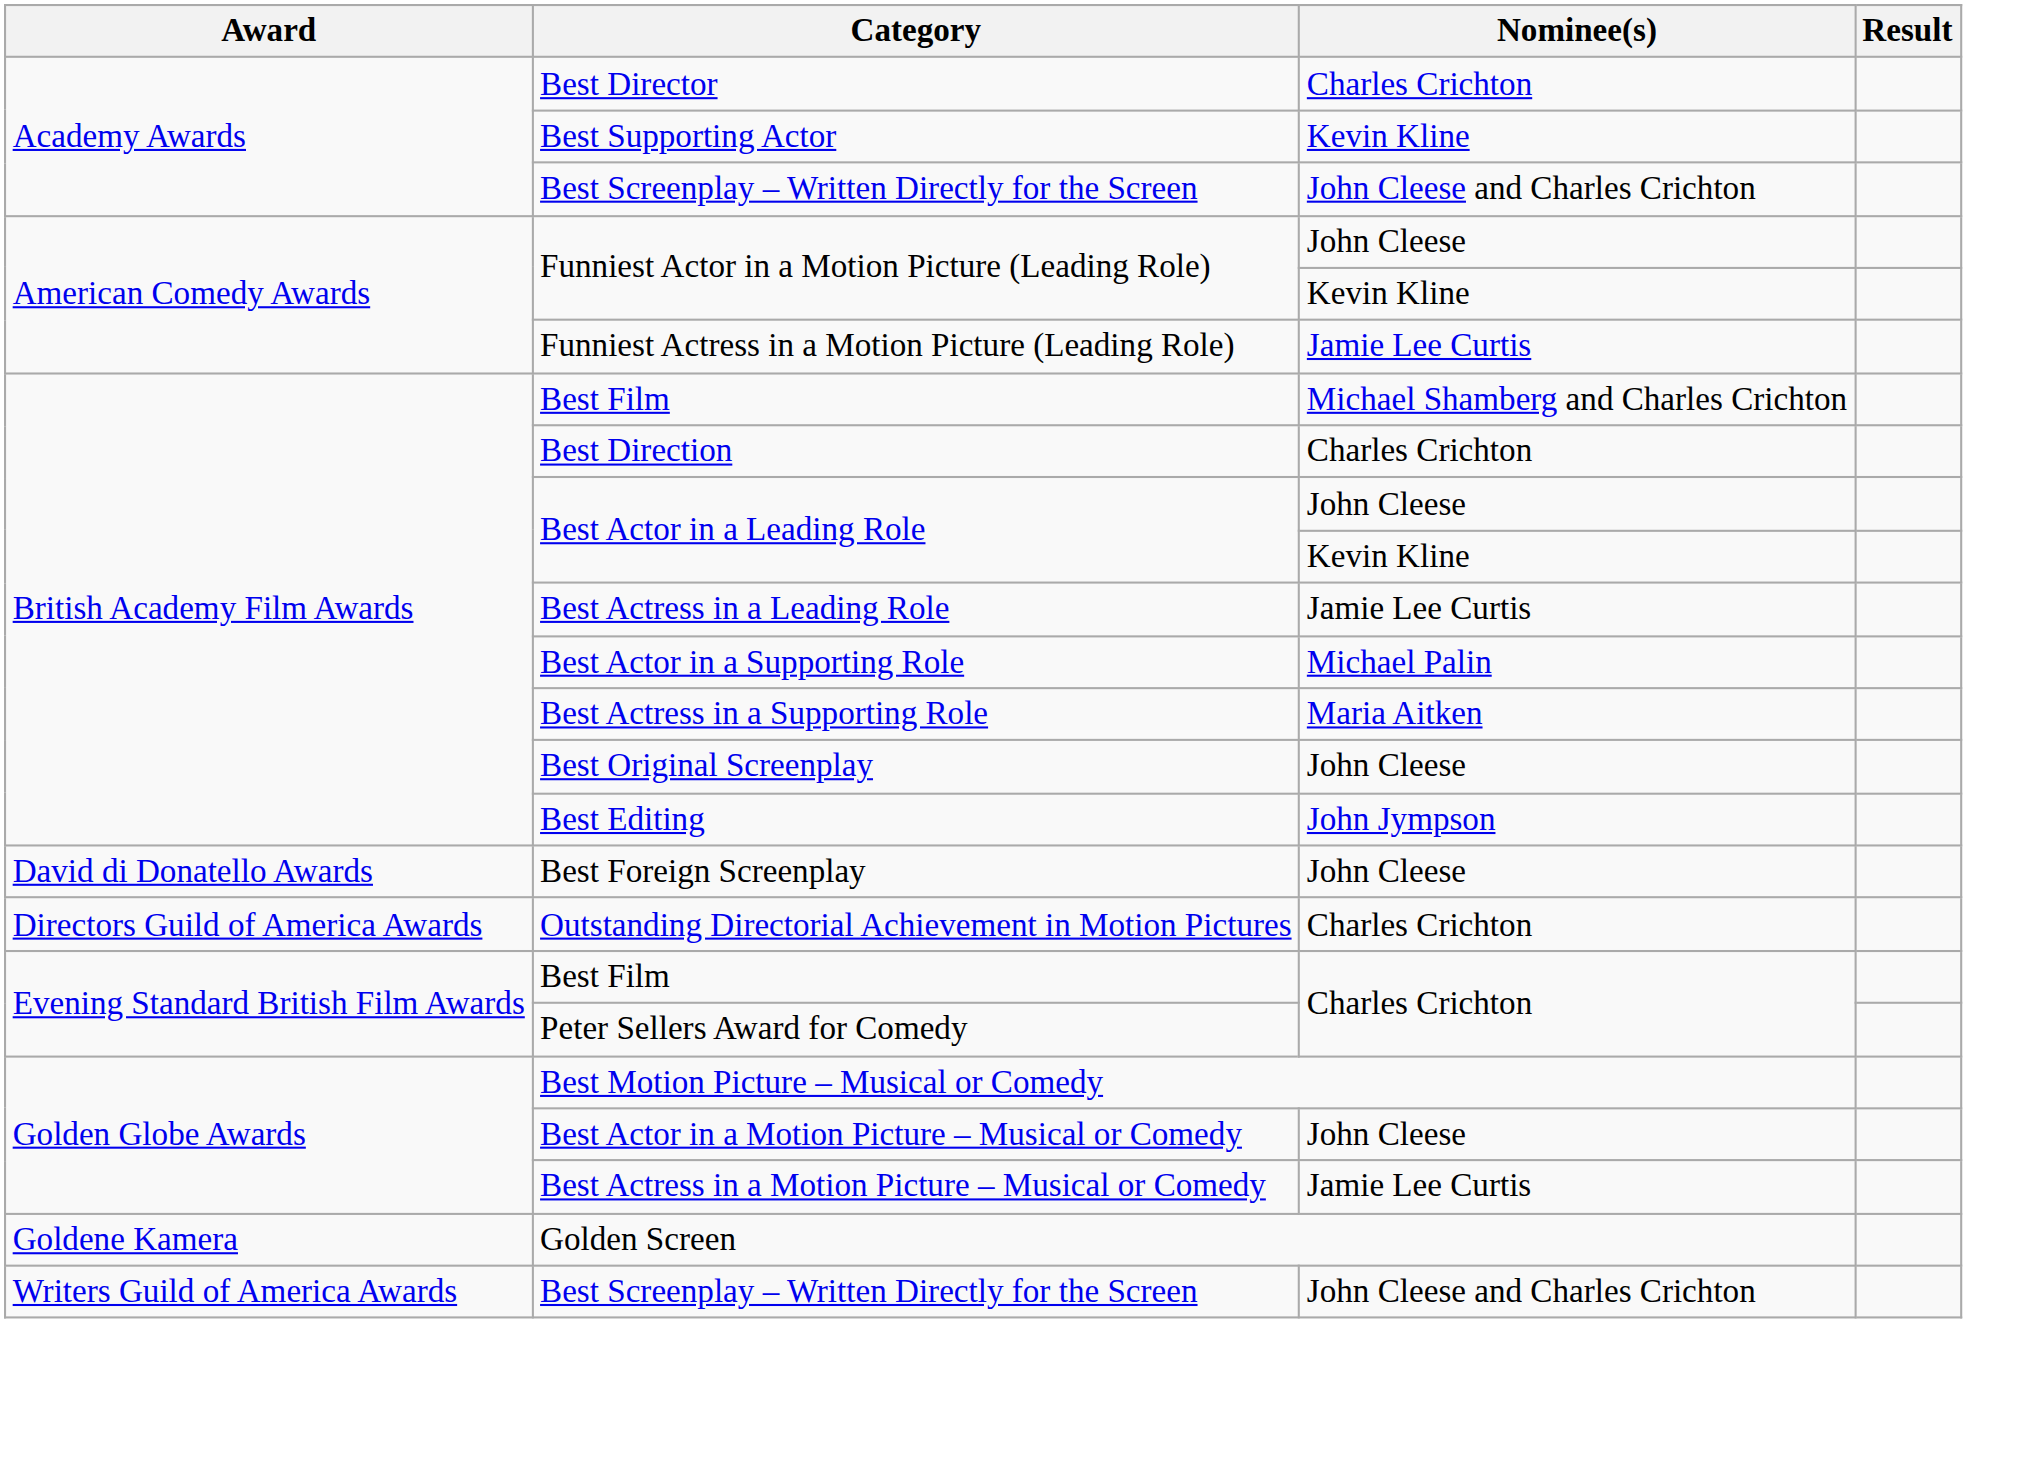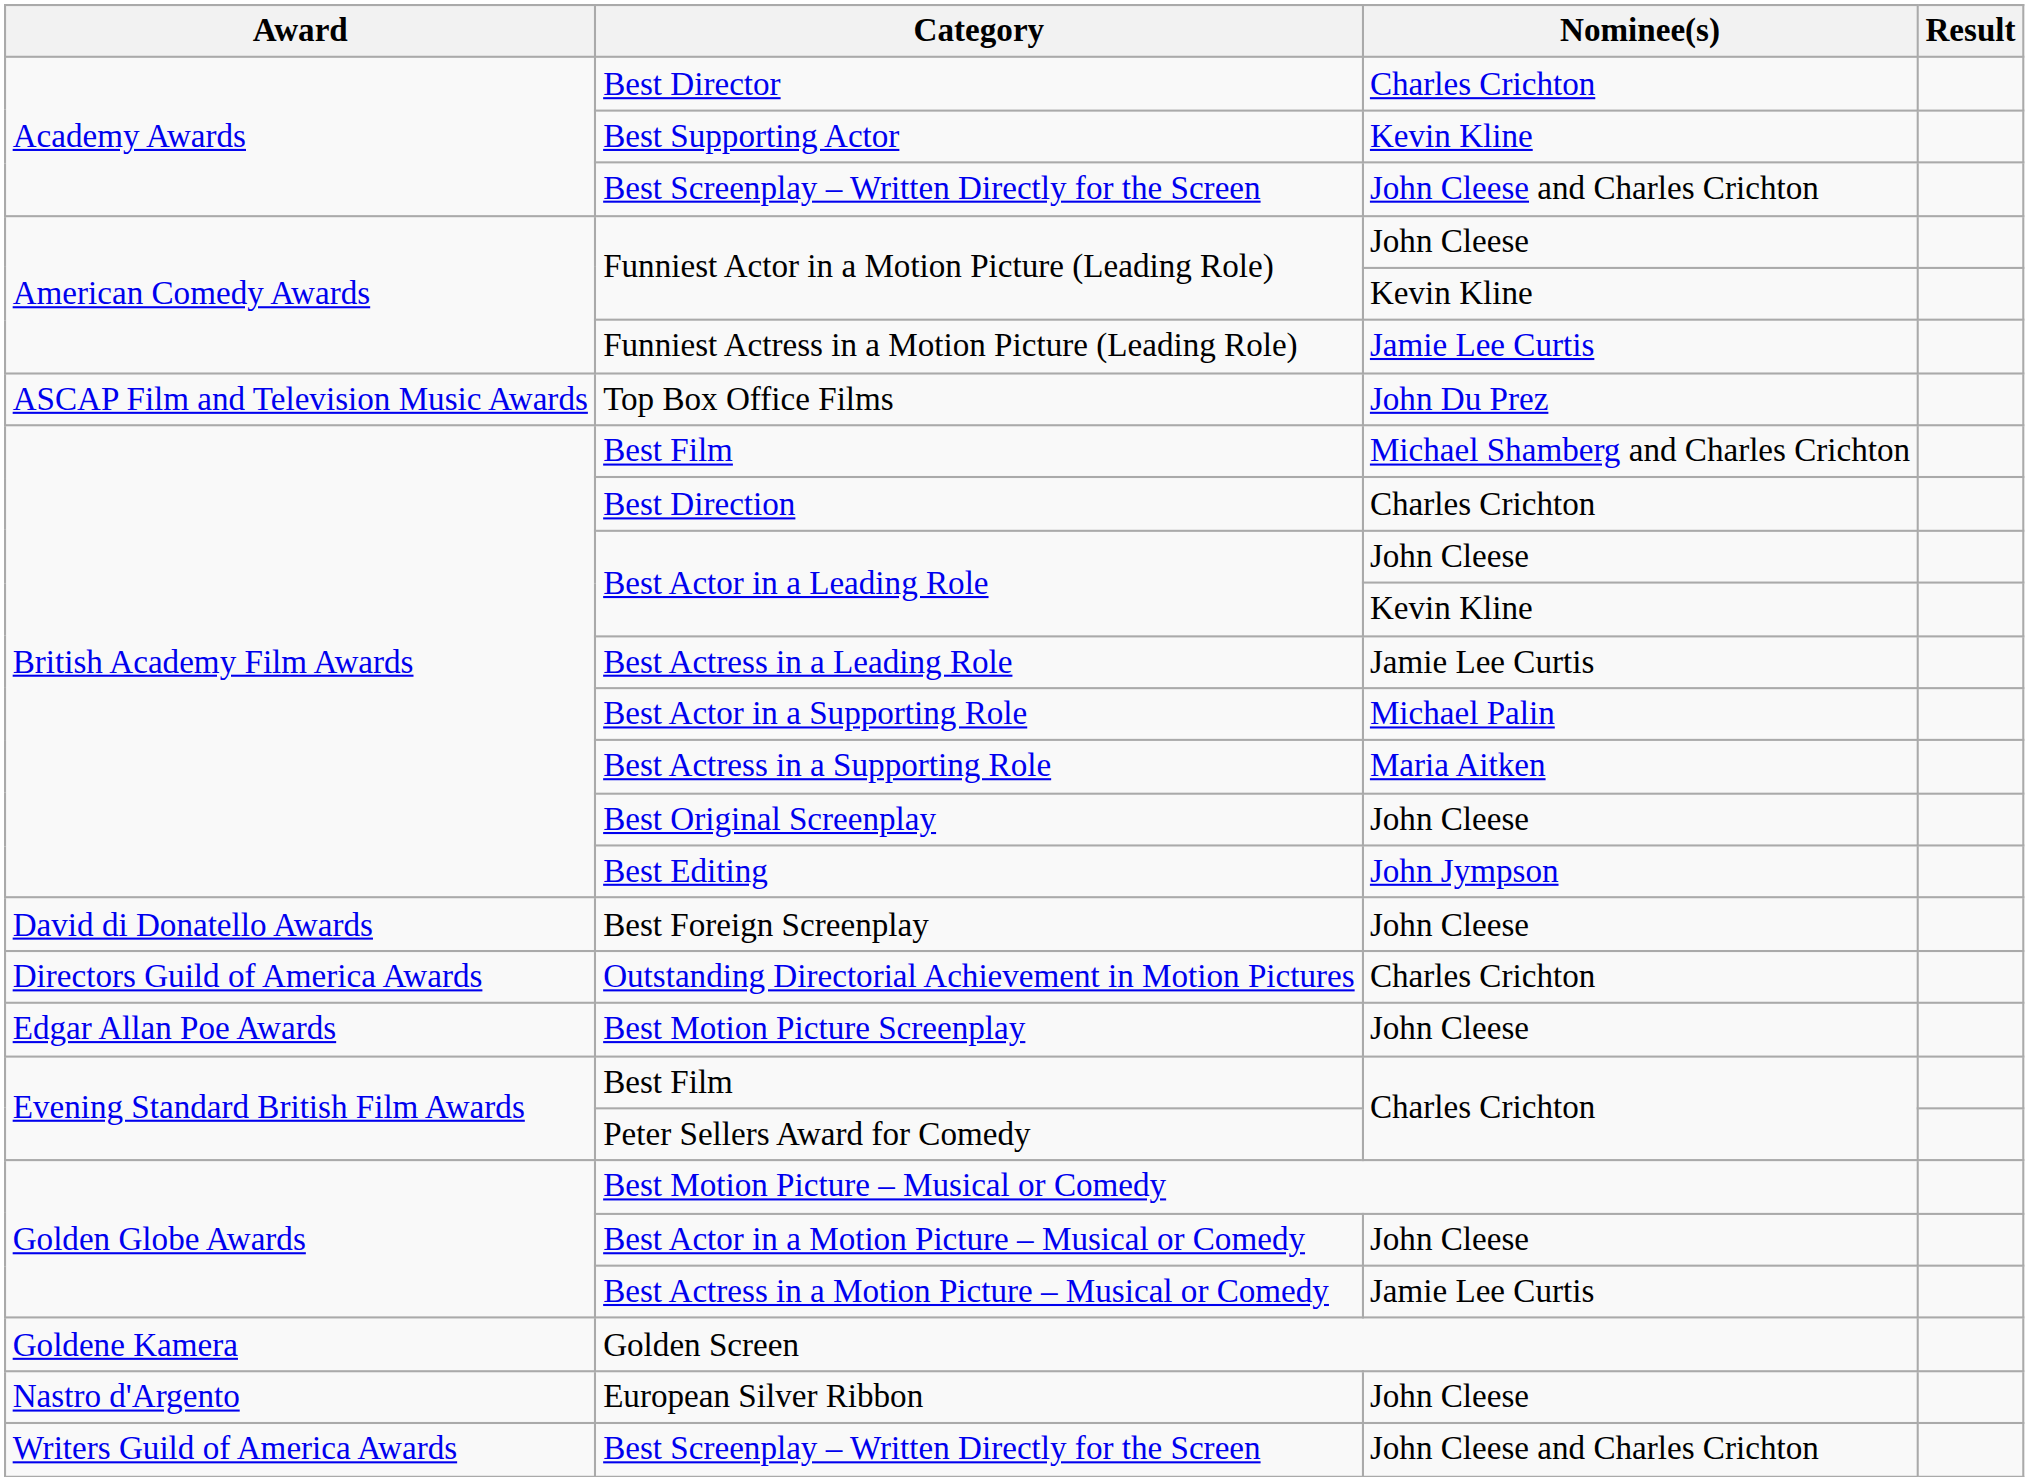+ row: (748, 398)
+ row: (814, 1028)
+ row: (763, 1396)
